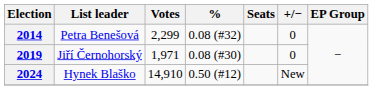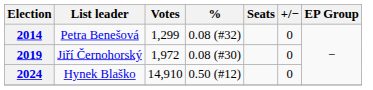(165, 34) 2,299 -> (165, 34) 1,299
(165, 54) 1,971 -> (165, 54) 1,972
(293, 74) New -> (290, 74) 0
